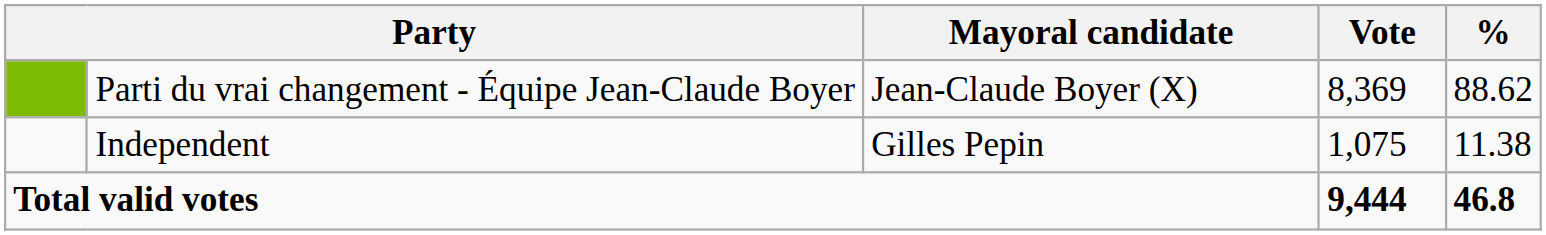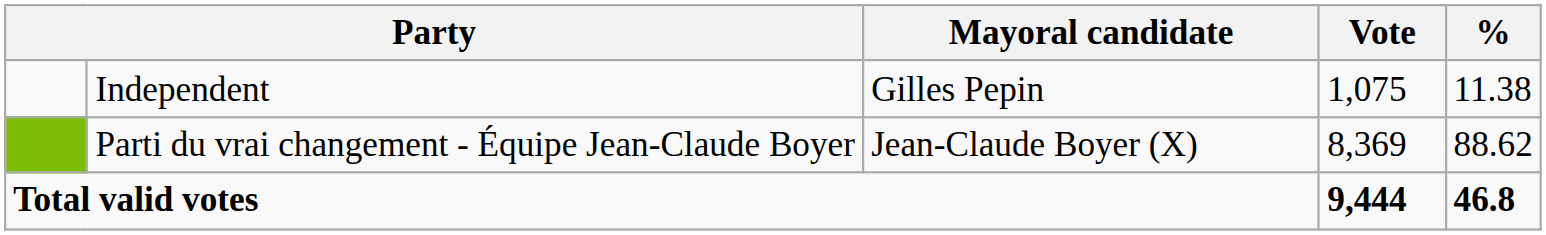rows swapped: (475, 88) <-> (182, 144)
